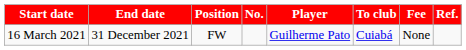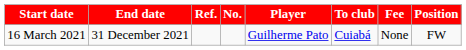columns swapped: (217, 14) <-> (447, 14)
